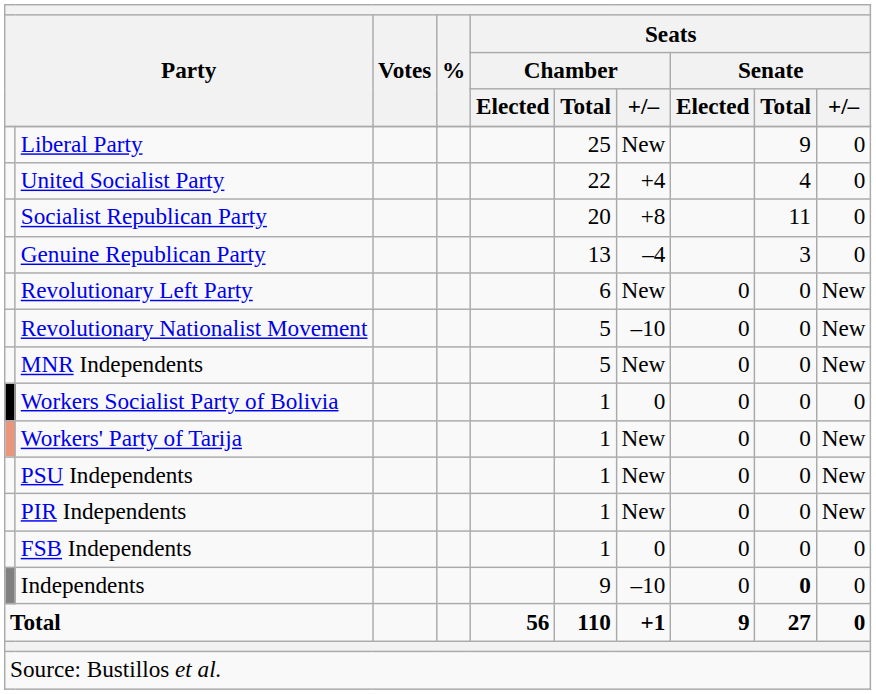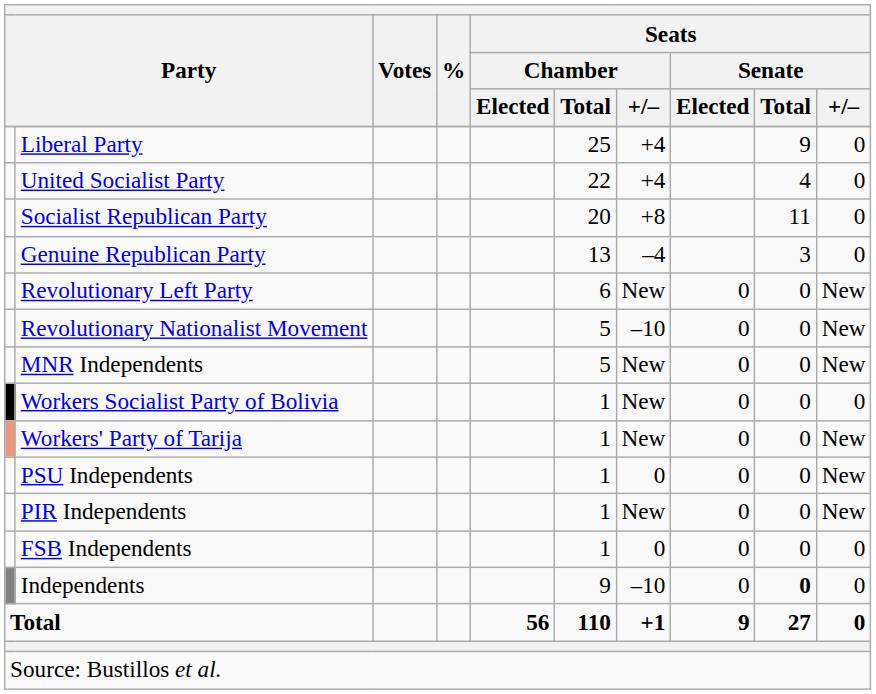(643, 143) New -> (653, 143) +4
(660, 401) 0 -> (643, 401) New
(643, 475) New -> (660, 475) 0
